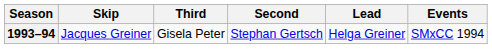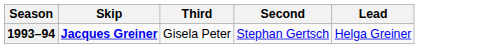- column: (448, 14)
(106, 33) normal -> (109, 33) bold
